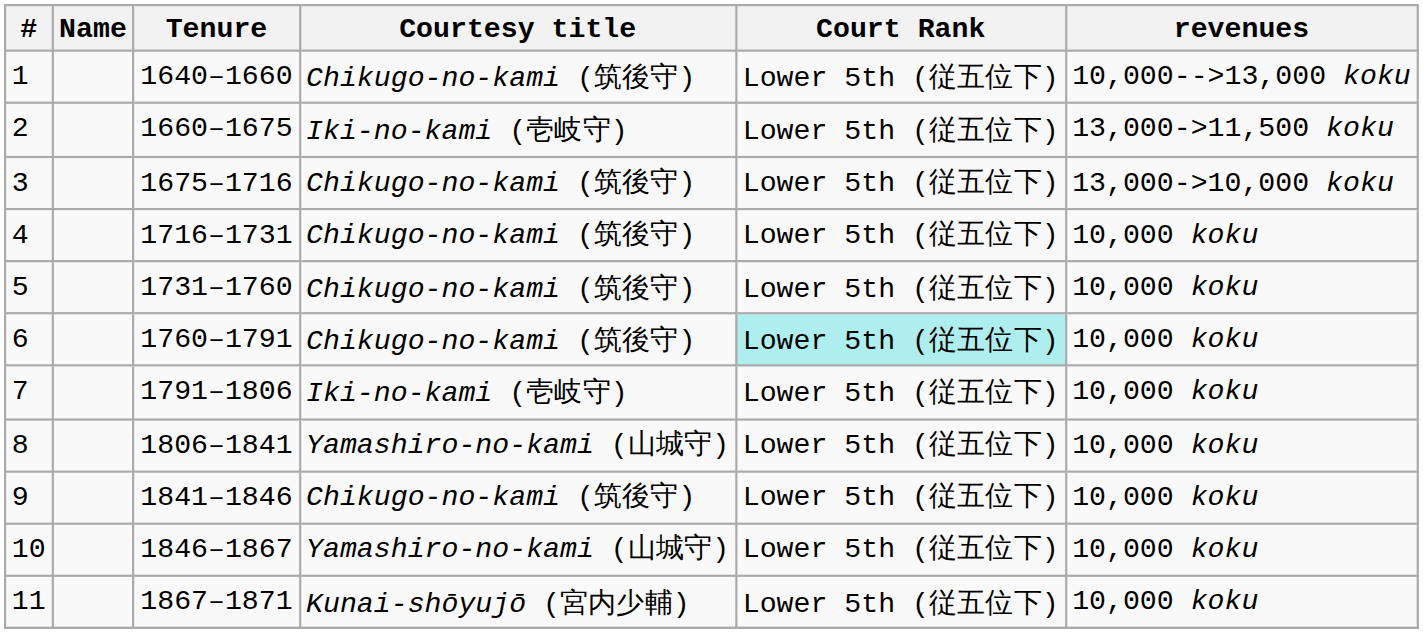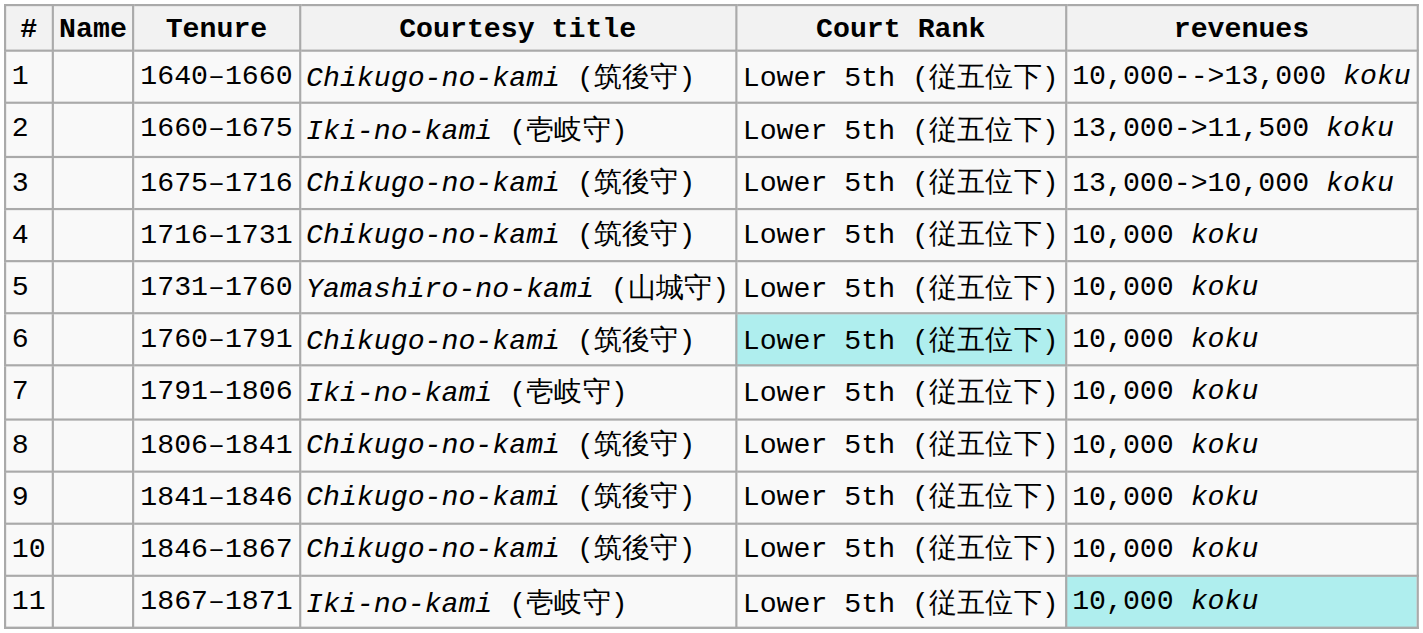(501, 288) Chikugo-no-kami (筑後守) -> (518, 288) Yamashiro-no-kami (山城守)
(518, 446) Yamashiro-no-kami (山城守) -> (501, 446) Chikugo-no-kami (筑後守)
(518, 551) Yamashiro-no-kami (山城守) -> (501, 551) Chikugo-no-kami (筑後守)
(498, 603) Kunai-shōyujō (宮内少輔) -> (467, 603) Iki-no-kami (壱岐守)
(1165, 602) no background -> (1165, 602) paleturquoise background
